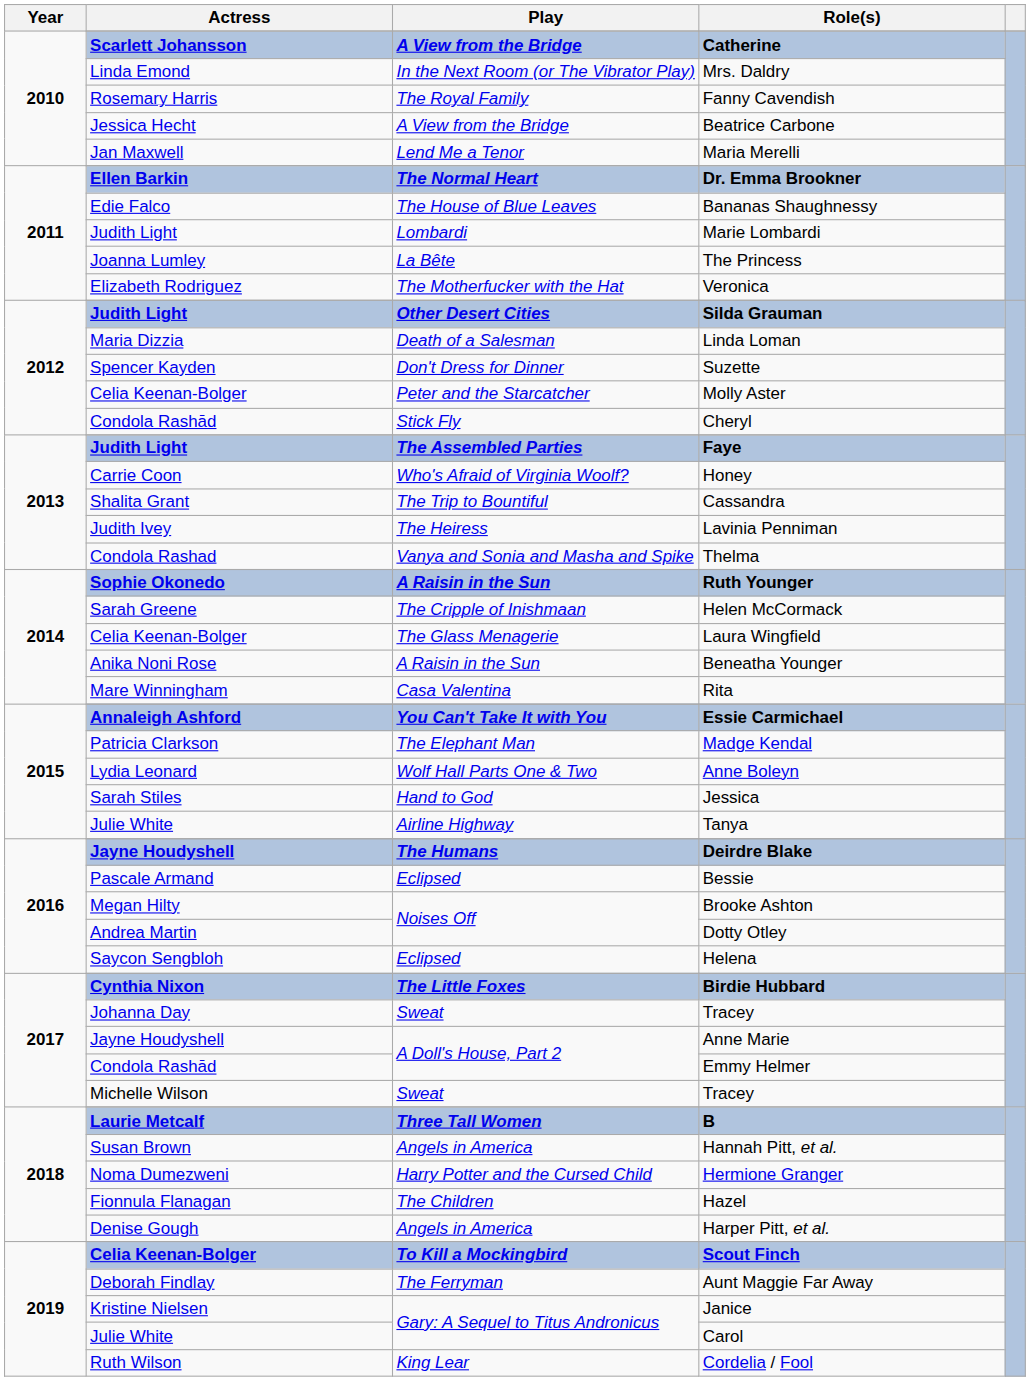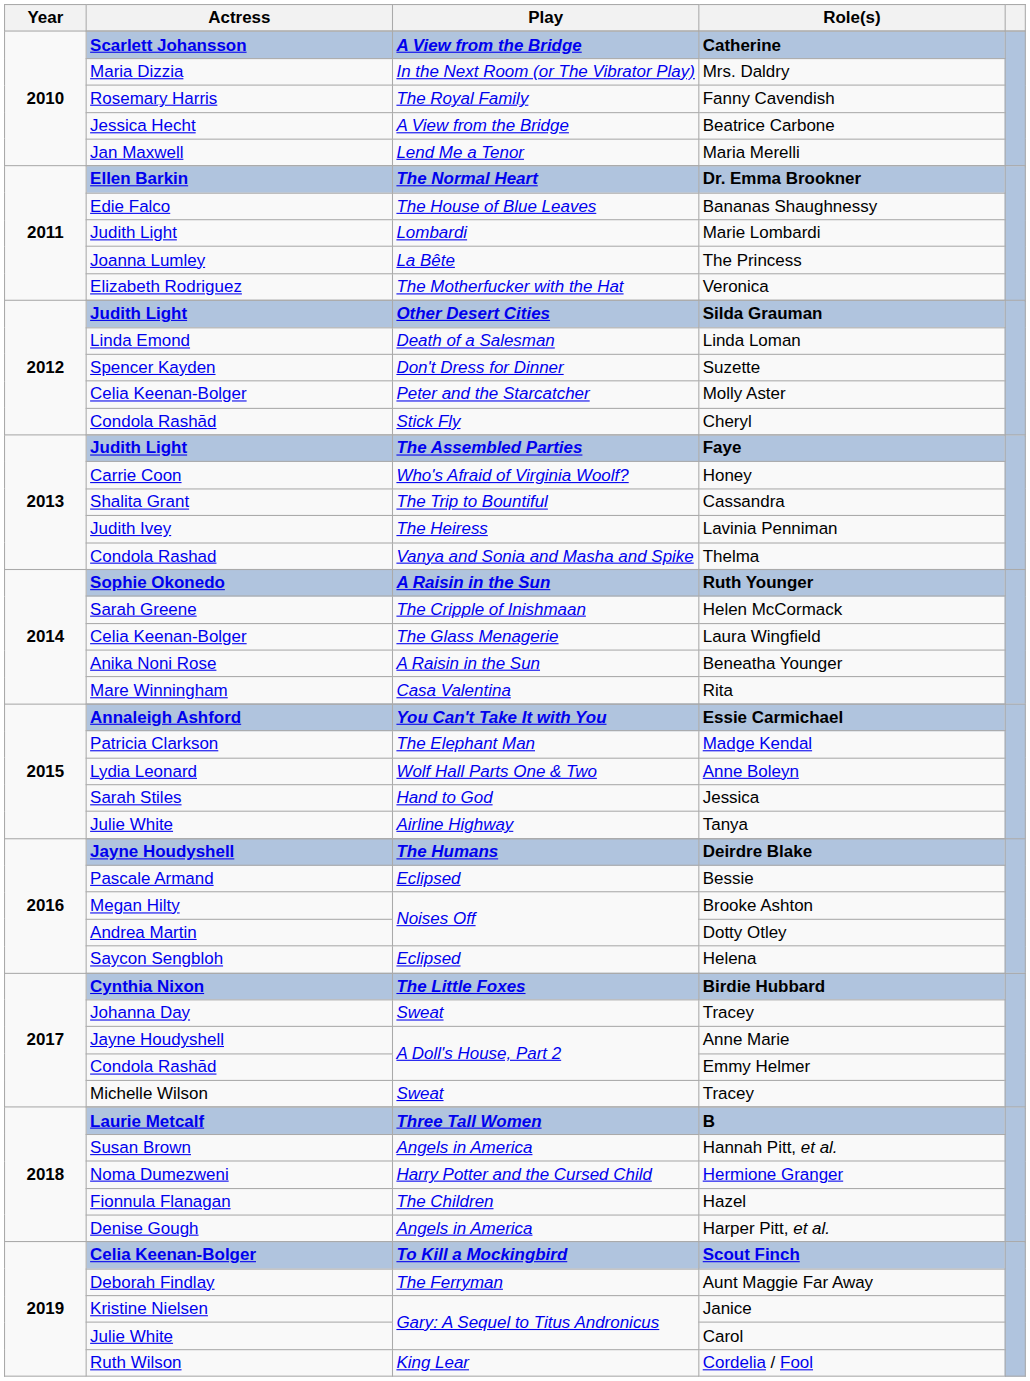(140, 71) Linda Emond -> (137, 71) Maria Dizzia
(137, 340) Maria Dizzia -> (140, 340) Linda Emond
